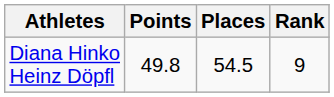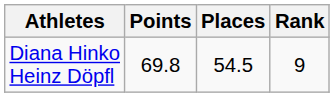(161, 64) 49.8 -> (161, 64) 69.8
